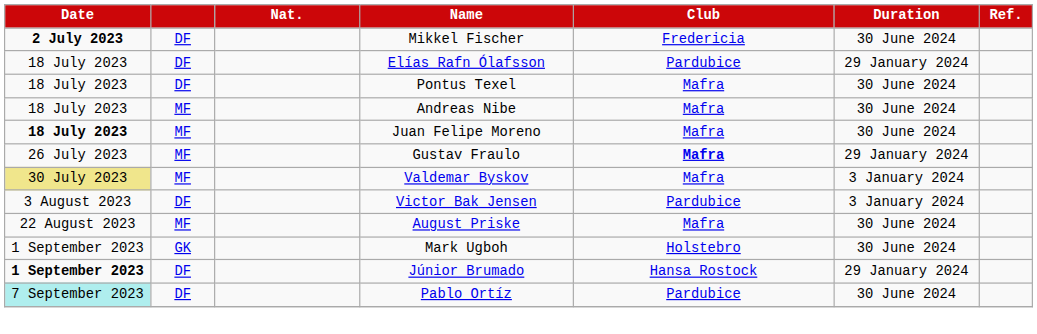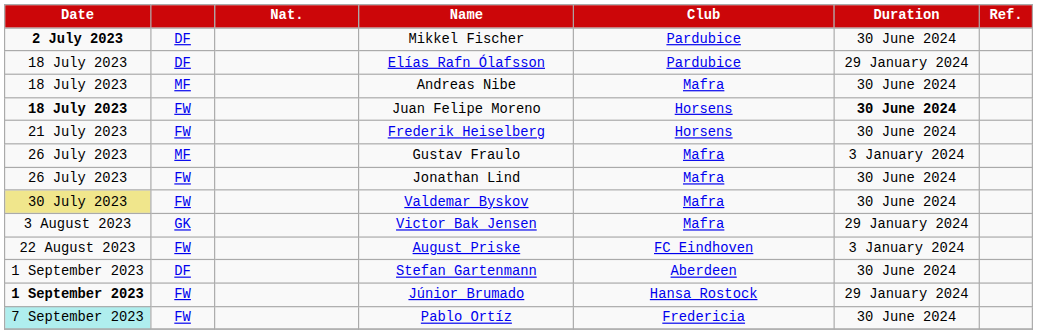(703, 39) Fredericia -> (704, 39) Pardubice
- row: (466, 85)
(183, 132) MF -> (183, 109) FW
(703, 132) Mafra -> (704, 109) Horsens
(906, 132) normal -> (907, 109) bold
+ row: (466, 132)
(703, 155) bold -> (704, 155) normal
(906, 155) 29 January 2024 -> (907, 155) 3 January 2024
+ row: (466, 178)
(183, 178) MF -> (183, 201) FW
(906, 178) 3 January 2024 -> (907, 201) 30 June 2024
(183, 201) DF -> (183, 225) GK
(703, 201) Pardubice -> (704, 225) Mafra
(906, 201) 3 January 2024 -> (907, 225) 29 January 2024
(183, 225) MF -> (183, 248) FW
(703, 225) Mafra -> (704, 248) FC Eindhoven
(906, 225) 30 June 2024 -> (907, 248) 3 January 2024
- row: (466, 248)
+ row: (466, 271)
(183, 271) DF -> (183, 294) FW
(183, 294) DF -> (183, 317) FW
(703, 294) Pardubice -> (704, 317) Fredericia
